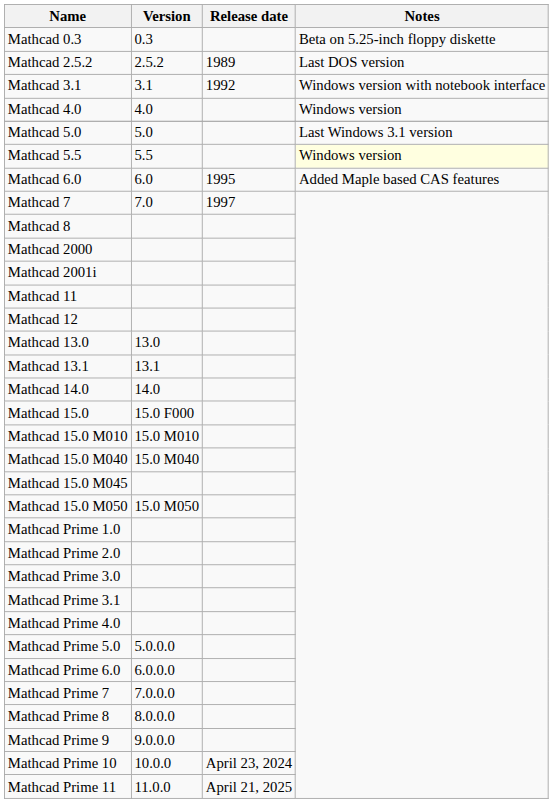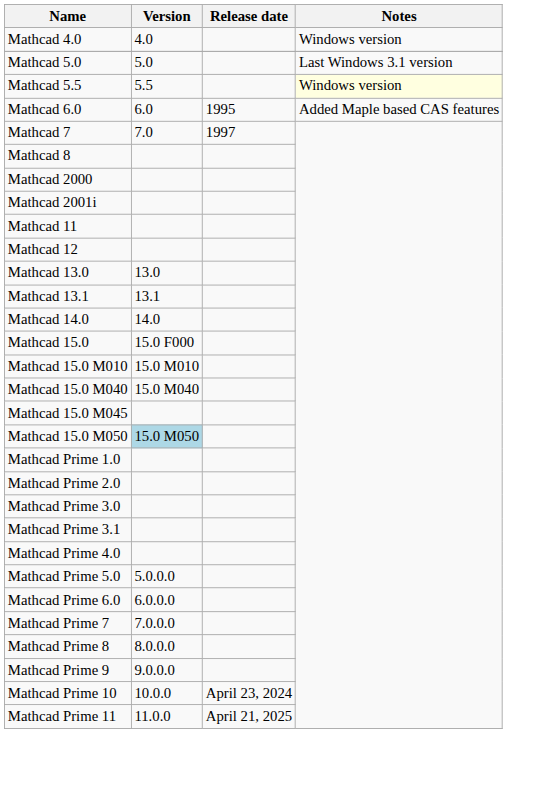- row: (45, 39)
- row: (50, 62)
- row: (45, 86)
(167, 506) no background -> (167, 436) lightblue background
